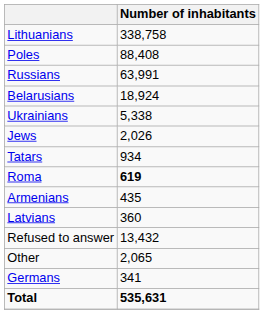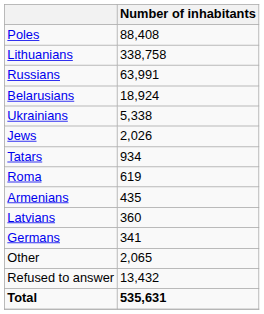rows swapped: (40, 34) <-> (23, 55)
(131, 177) bold -> (131, 177) normal
rows swapped: (34, 278) <-> (61, 237)
